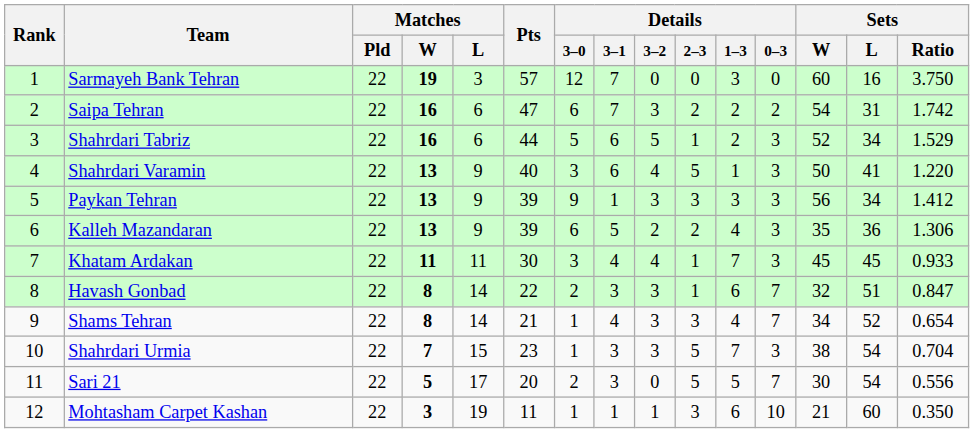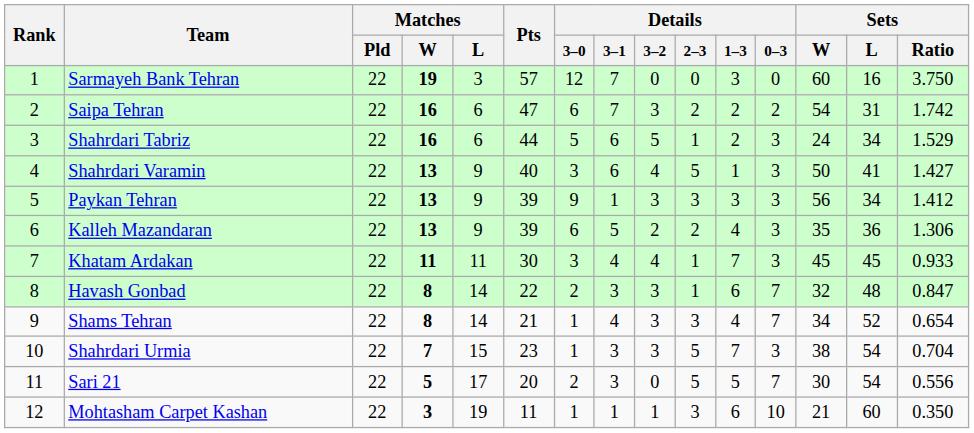(821, 140) 52 -> (821, 140) 24
(933, 170) 1.220 -> (933, 170) 1.427
(872, 291) 51 -> (872, 291) 48
